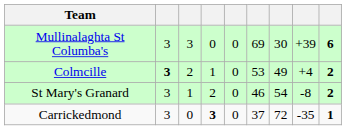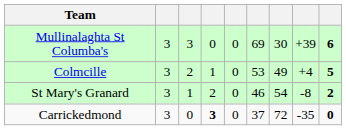(167, 72) bold -> (167, 72) normal
(330, 72) 2 -> (330, 72) 5
(330, 114) 1 -> (330, 114) 0
